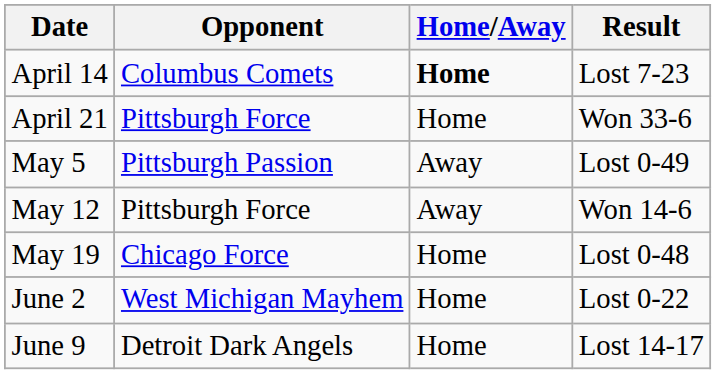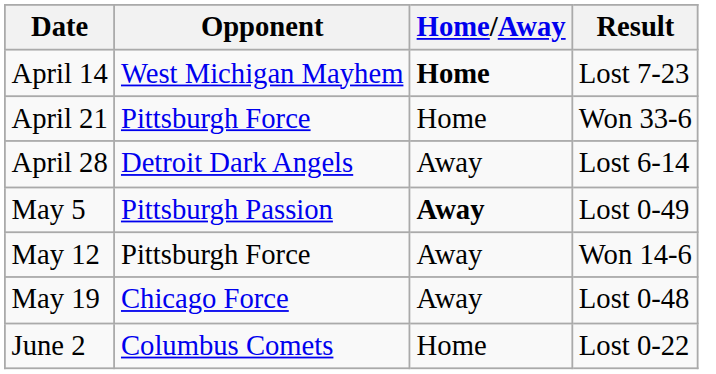(227, 72) Columbus Comets -> (262, 72) West Michigan Mayhem
+ row: (60, 163)
(450, 163) normal -> (451, 208) bold
(452, 254) Home -> (450, 299) Away
(262, 299) West Michigan Mayhem -> (227, 345) Columbus Comets
- row: (48, 345)
